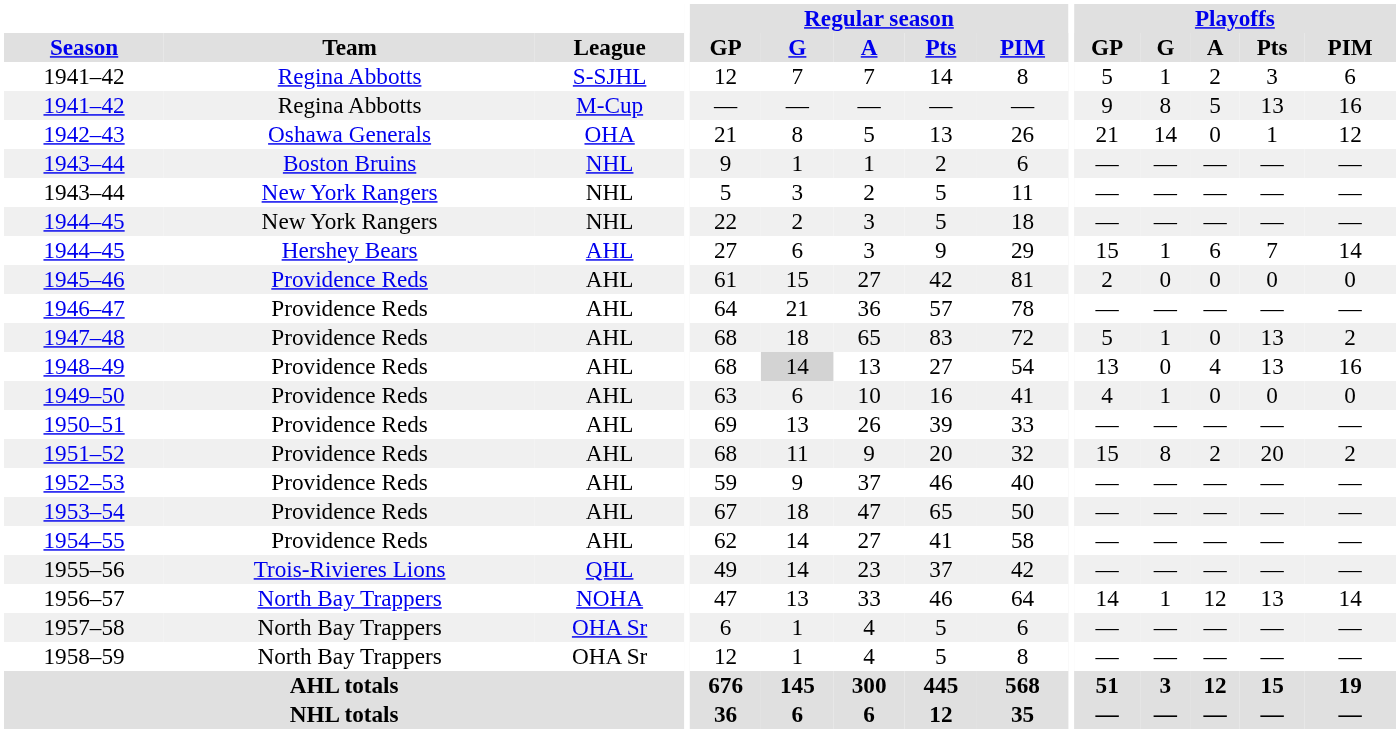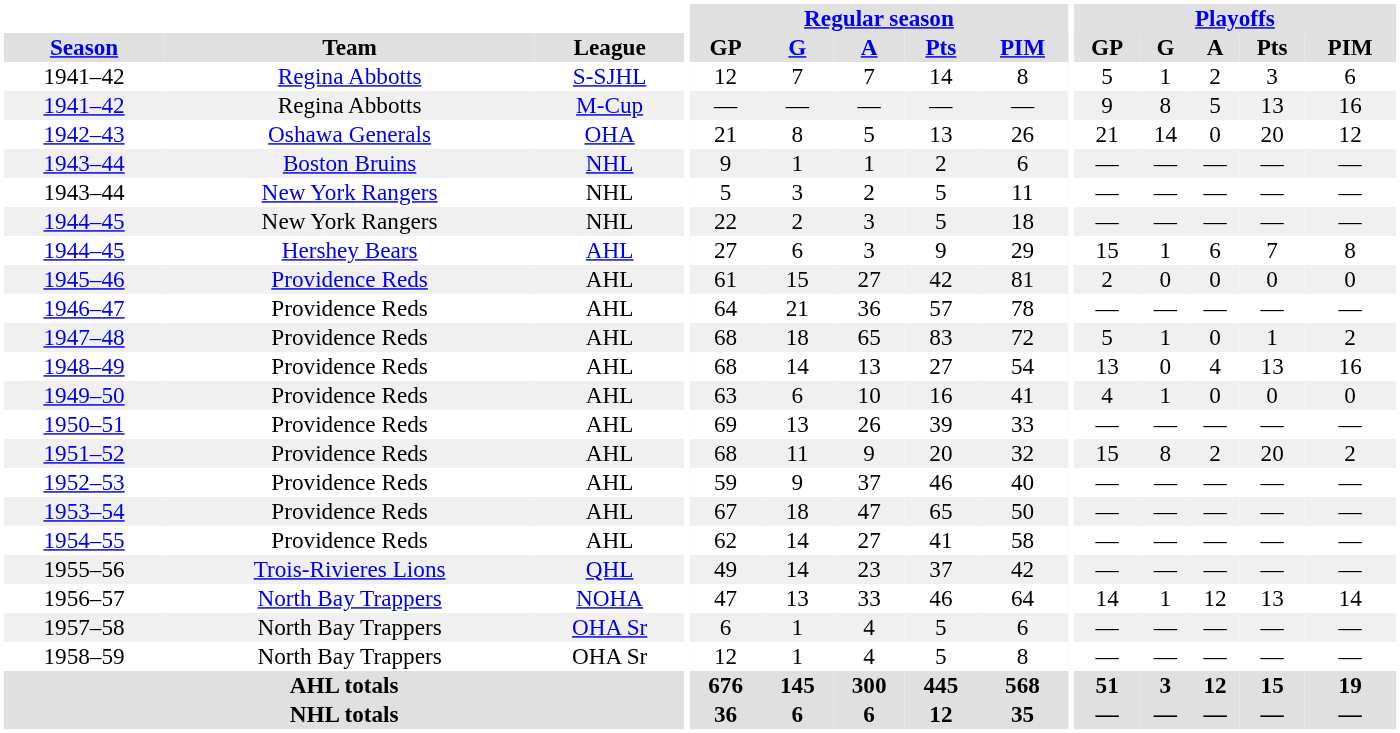(1272, 134) 1 -> (1272, 134) 20
(1350, 250) 14 -> (1350, 250) 8
(1272, 337) 13 -> (1272, 337) 1
(797, 366) lightgrey background -> (797, 366) no background
